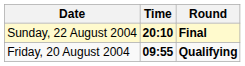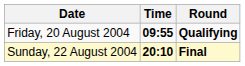rows swapped: (68, 52) <-> (72, 33)
